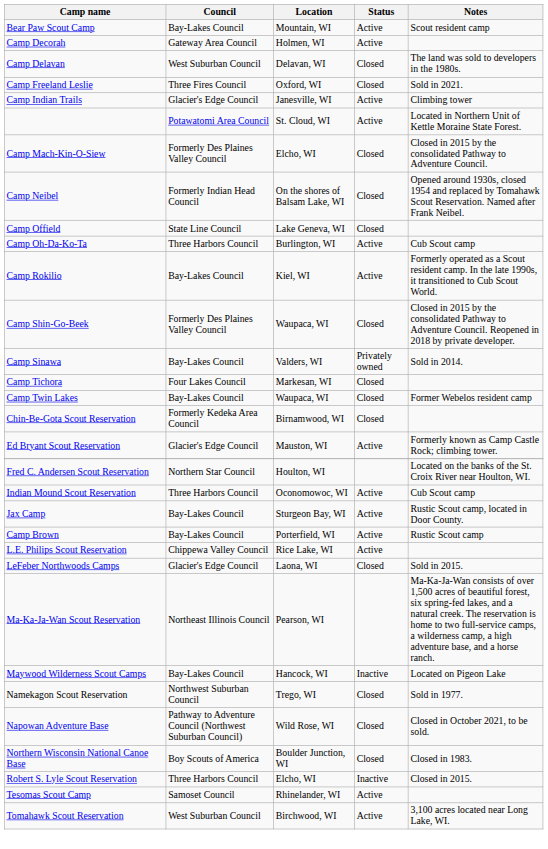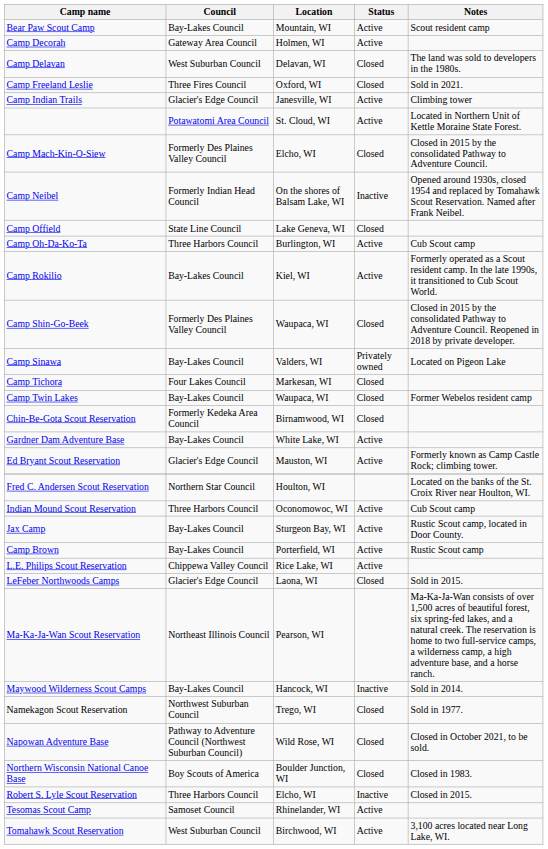(370, 196) Closed -> (372, 196) Inactive
(437, 361) Sold in 2014. -> (458, 361) Located on Pigeon Lake
+ row: (66, 440)
(458, 673) Located on Pigeon Lake -> (437, 689) Sold in 2014.
